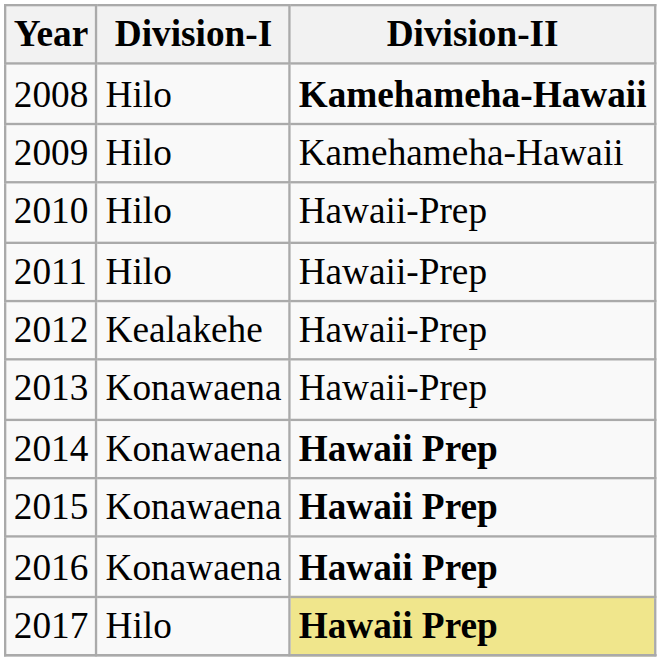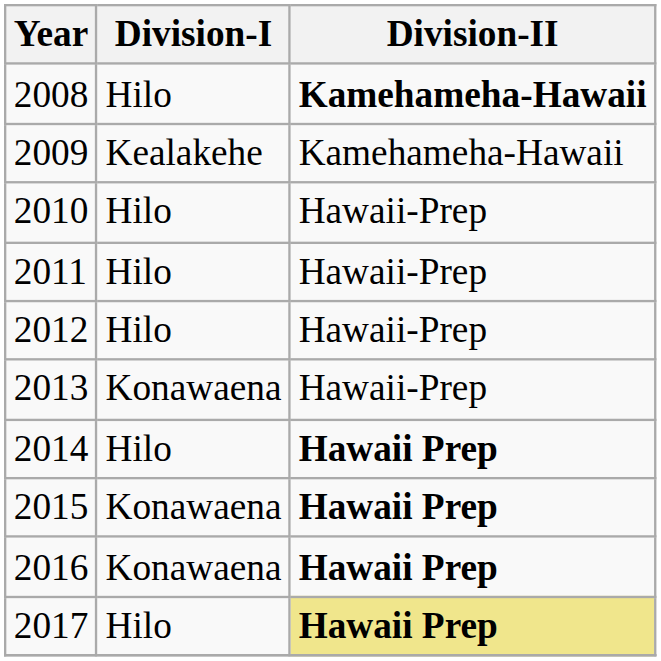(139, 152) Hilo -> (184, 152) Kealakehe
(184, 329) Kealakehe -> (139, 329) Hilo
(193, 447) Konawaena -> (139, 447) Hilo
